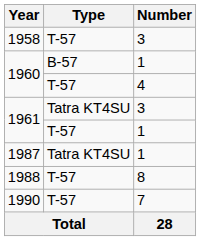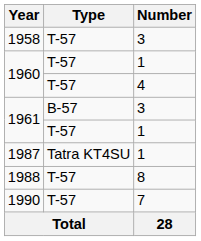(62, 62) B-57 -> (61, 62) T-57
(89, 108) Tatra KT4SU -> (62, 108) B-57
